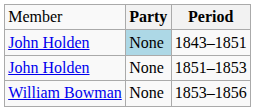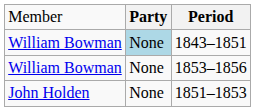(49, 42) John Holden -> (65, 42) William Bowman
rows swapped: (211, 67) <-> (211, 93)
